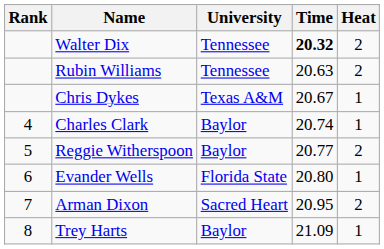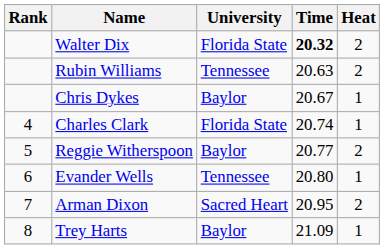(235, 44) Tennessee -> (244, 44) Florida State
(242, 97) Texas A&M -> (224, 97) Baylor
(224, 124) Baylor -> (244, 124) Florida State
(244, 177) Florida State -> (235, 177) Tennessee
